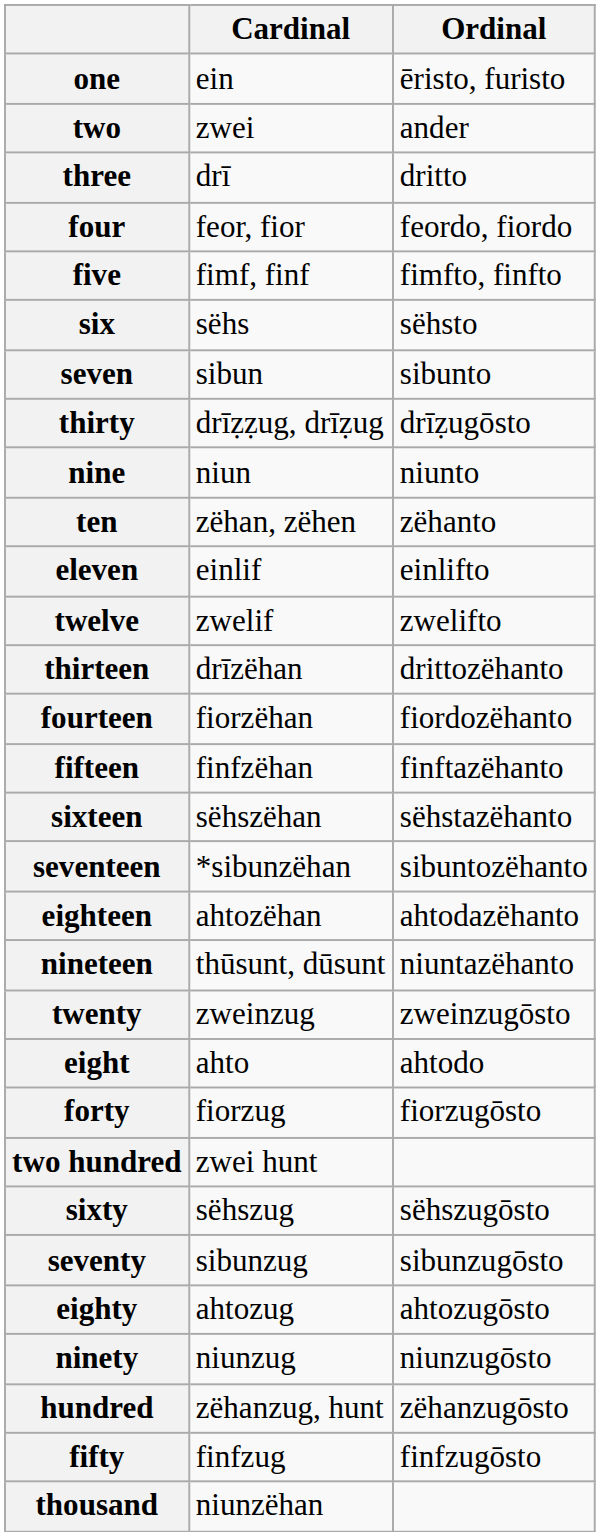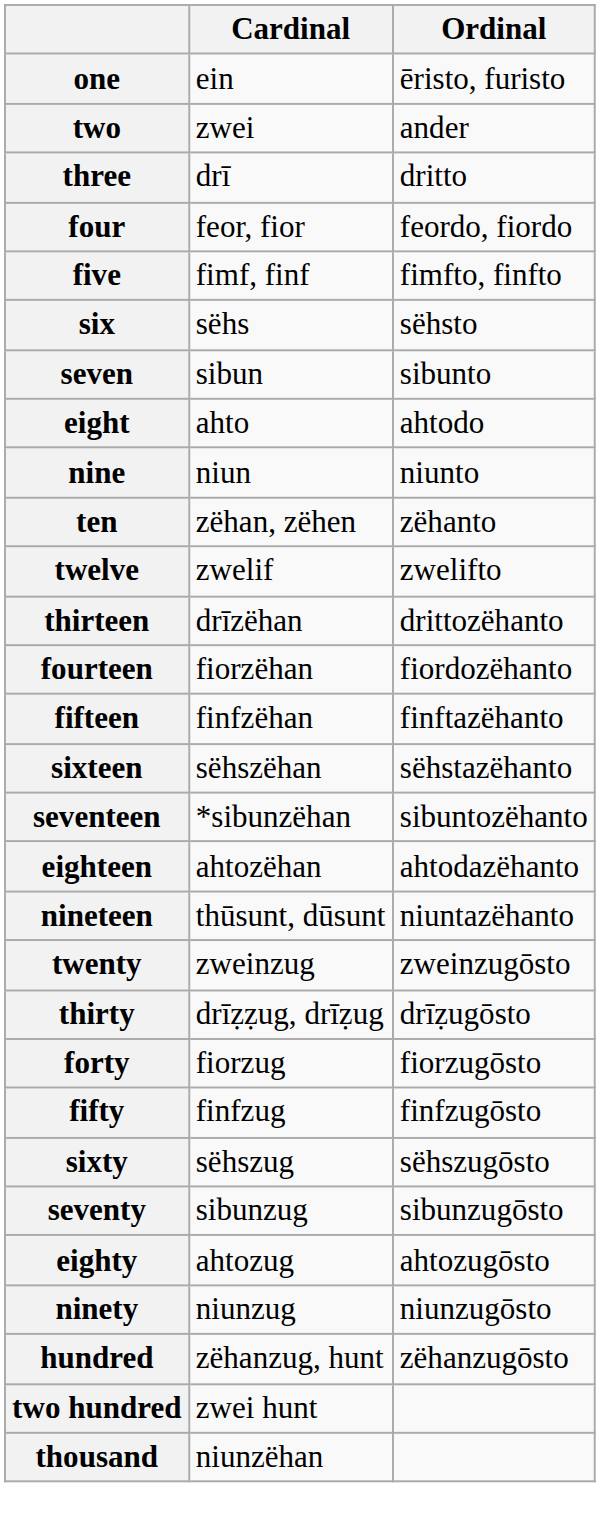rows swapped: (97, 1062) <-> (97, 422)
- row: (97, 570)
rows swapped: (97, 1456) <-> (97, 1161)
